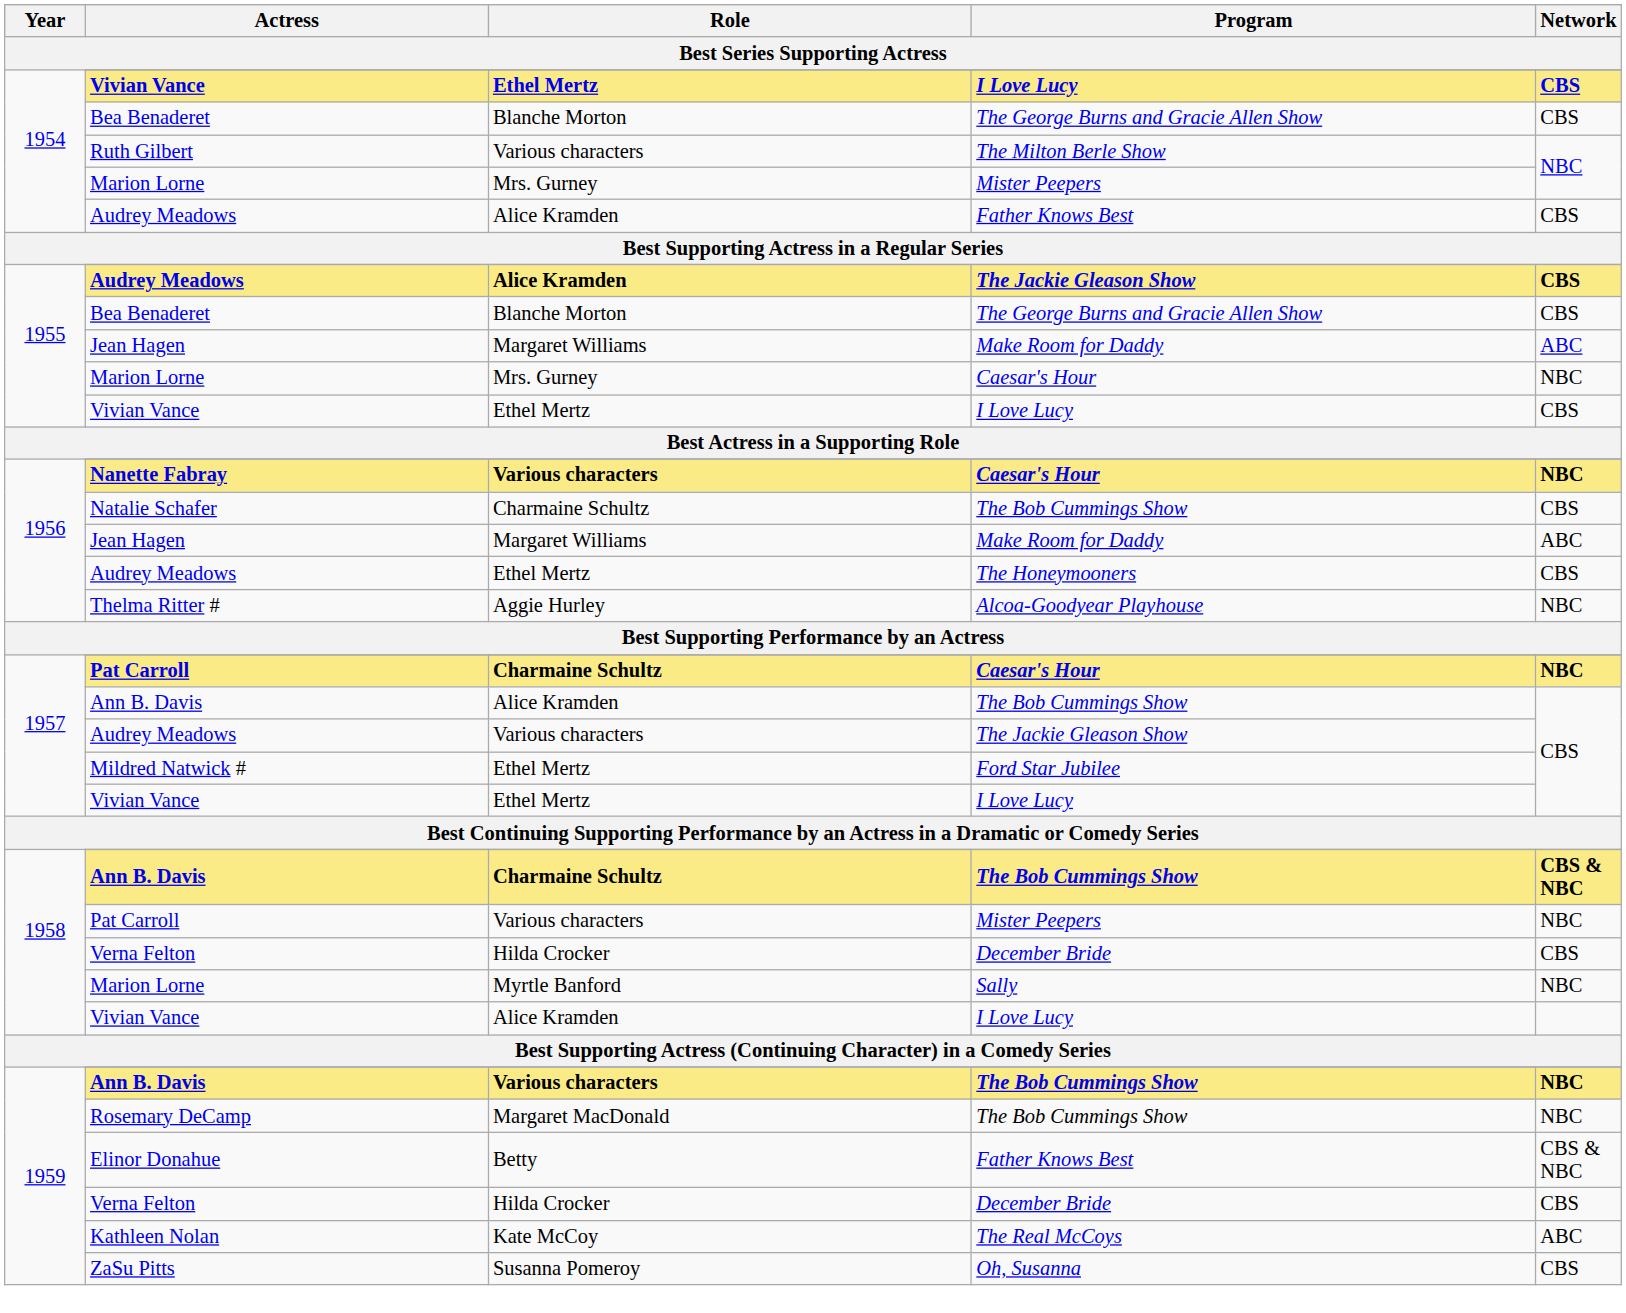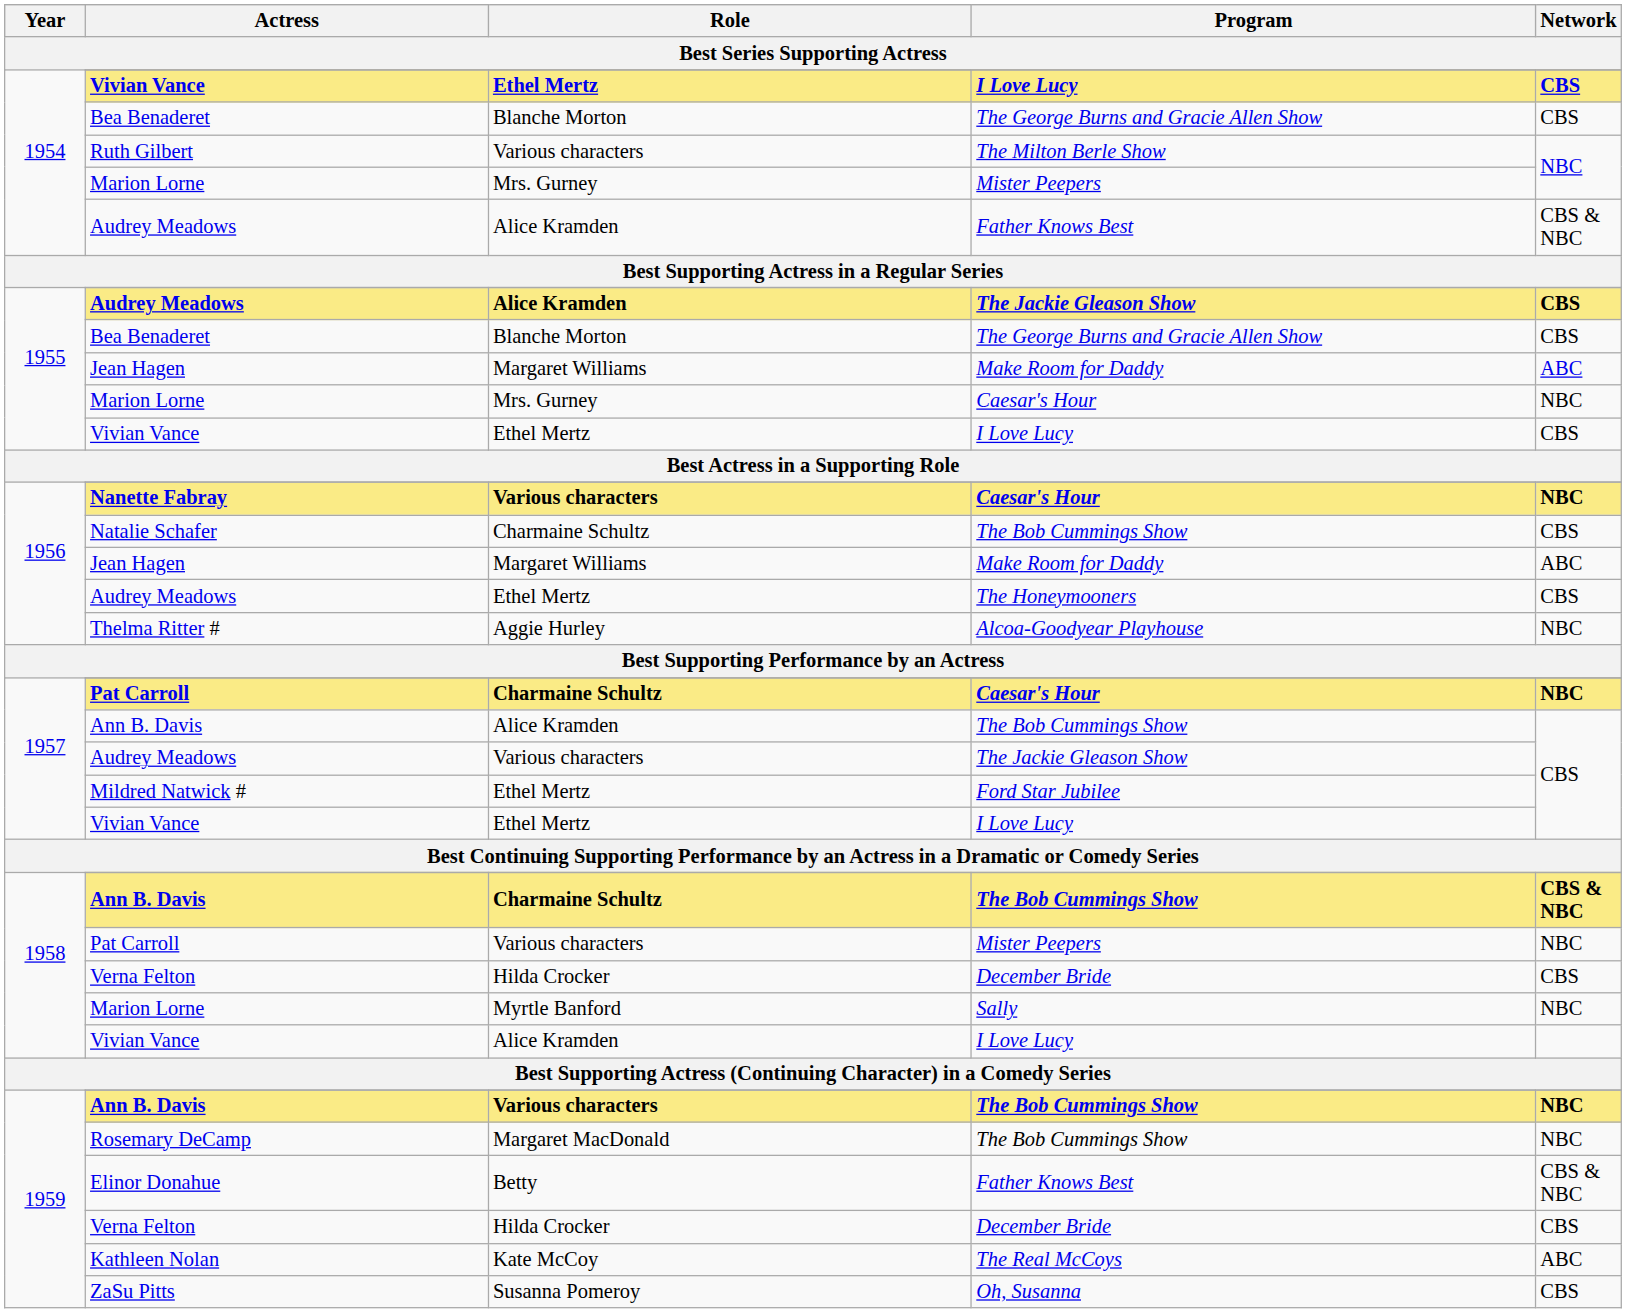(1560, 215) CBS -> (1570, 227) CBS & NBC
